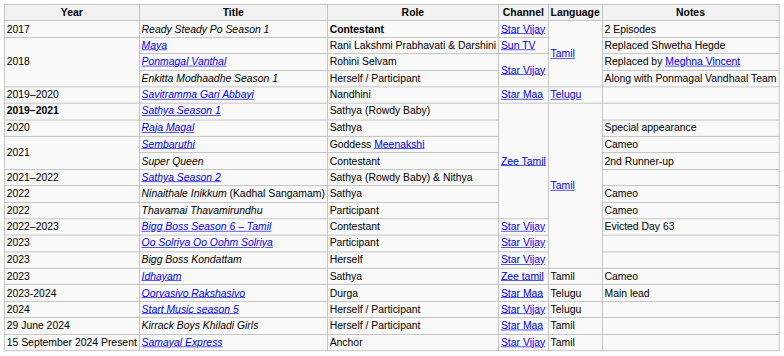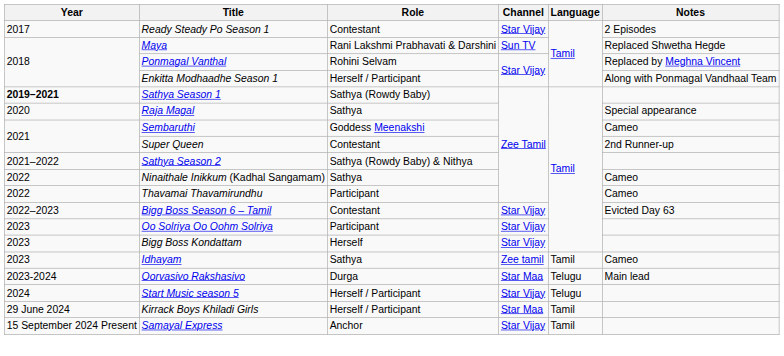(357, 29) bold -> (355, 29) normal
- row: (198, 95)
